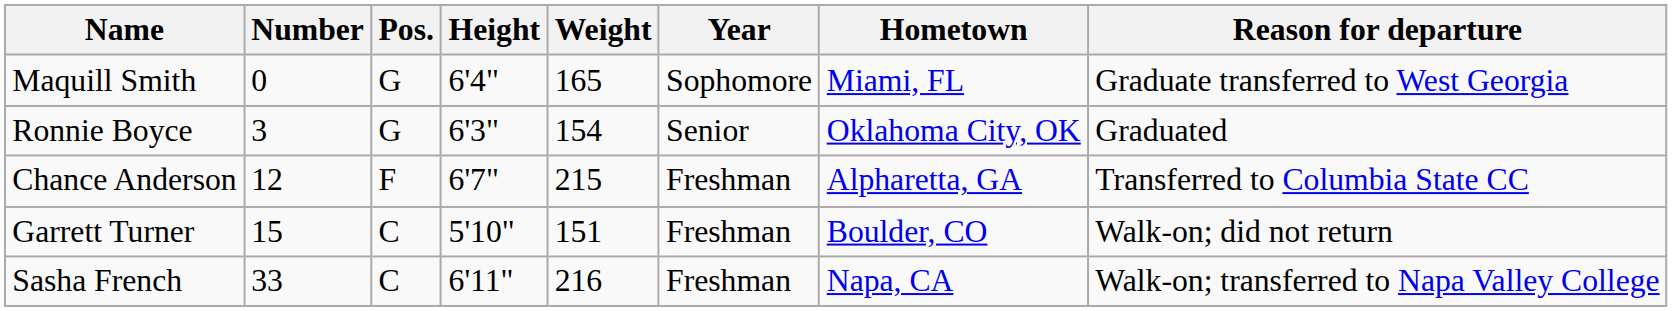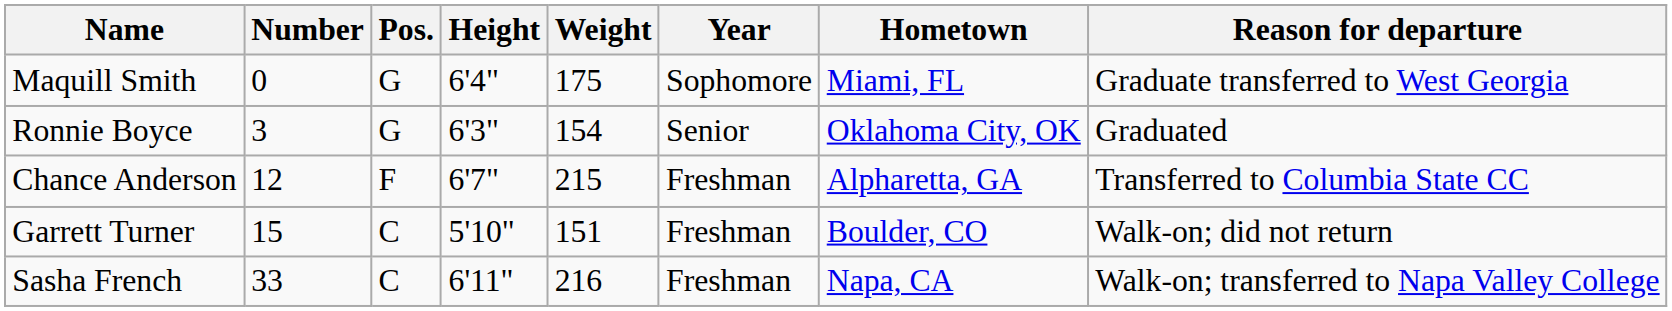(578, 79) 165 -> (578, 79) 175
